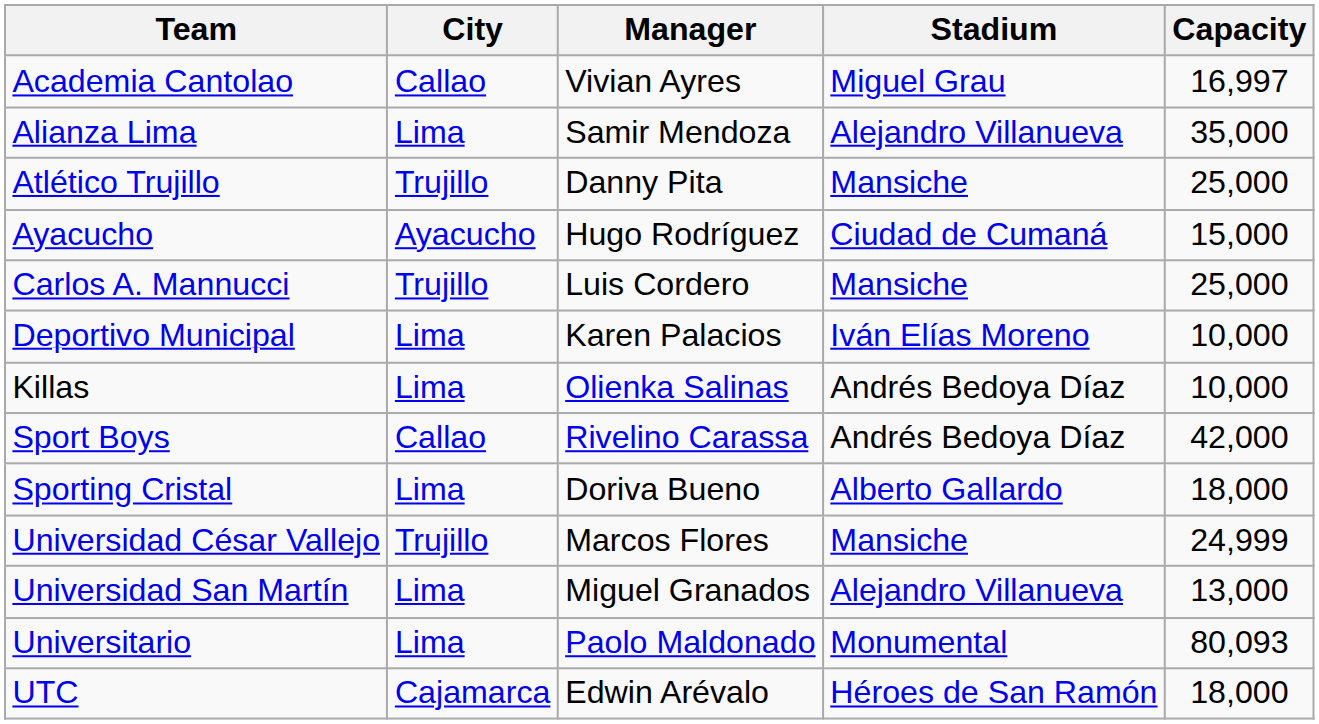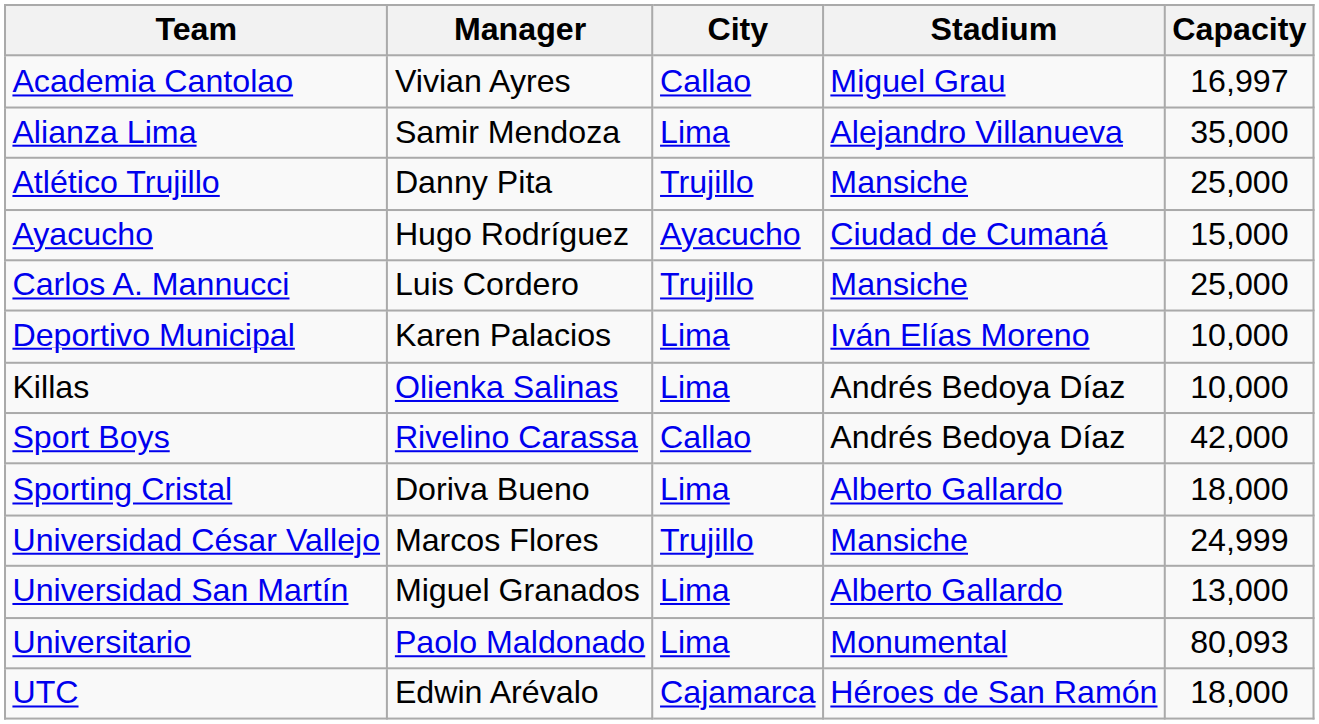columns swapped: (690, 30) <-> (473, 30)
(977, 591) Alejandro Villanueva -> (947, 591) Alberto Gallardo
